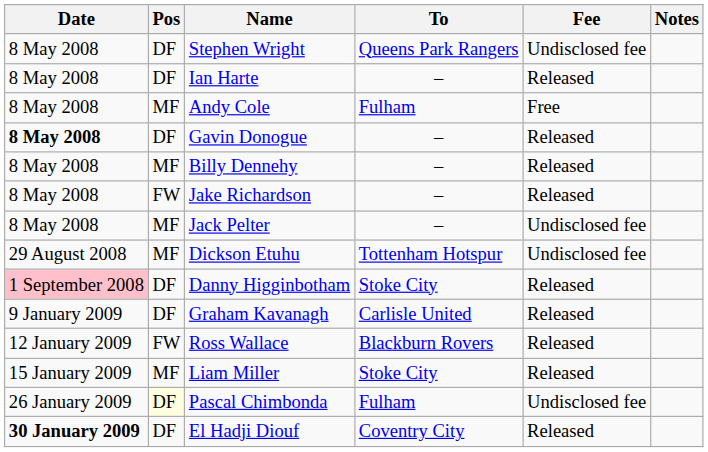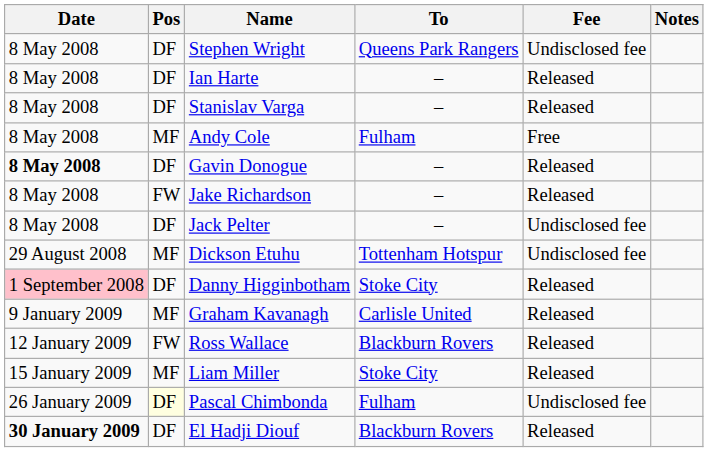+ row: (247, 107)
- row: (243, 166)
(166, 225) MF -> (164, 225) DF
(164, 313) DF -> (166, 313) MF
(412, 431) Coventry City -> (426, 431) Blackburn Rovers
